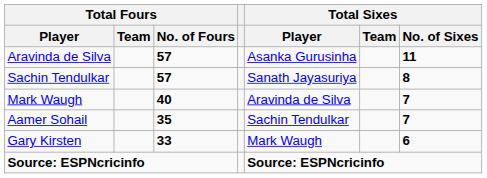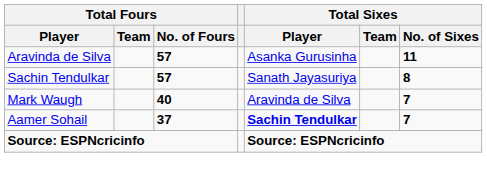(164, 120) 35 -> (164, 120) 37
(298, 120) normal -> (302, 120) bold
- row: (44, 141)
